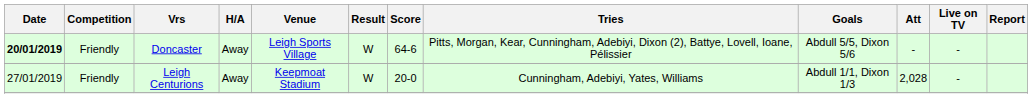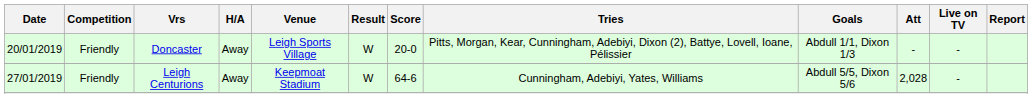(35, 48) bold -> (35, 48) normal
(406, 48) 64-6 -> (406, 48) 20-0
(847, 48) Abdull 5/5, Dixon 5/6 -> (847, 48) Abdull 1/1, Dixon 1/3
(406, 78) 20-0 -> (406, 78) 64-6
(847, 78) Abdull 1/1, Dixon 1/3 -> (847, 78) Abdull 5/5, Dixon 5/6
